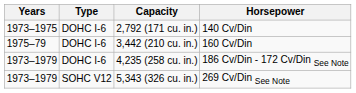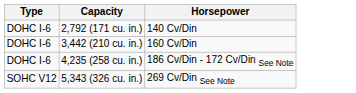- column: (32, 12)
